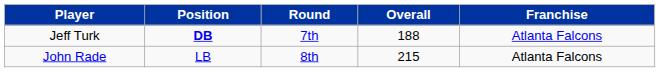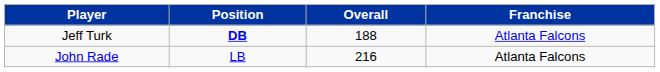- column: (309, 14)
(408, 56) 215 -> (366, 56) 216
